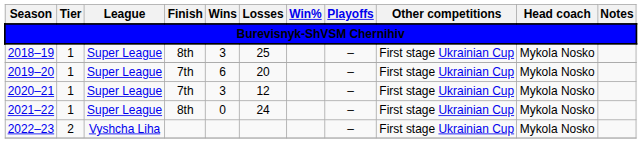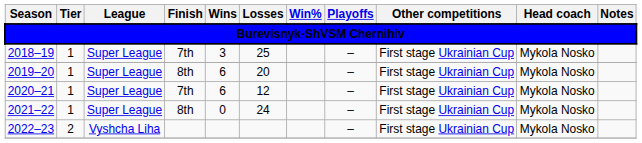(185, 54) 8th -> (185, 54) 7th
(185, 73) 7th -> (185, 73) 8th
(223, 91) 3 -> (223, 91) 6
